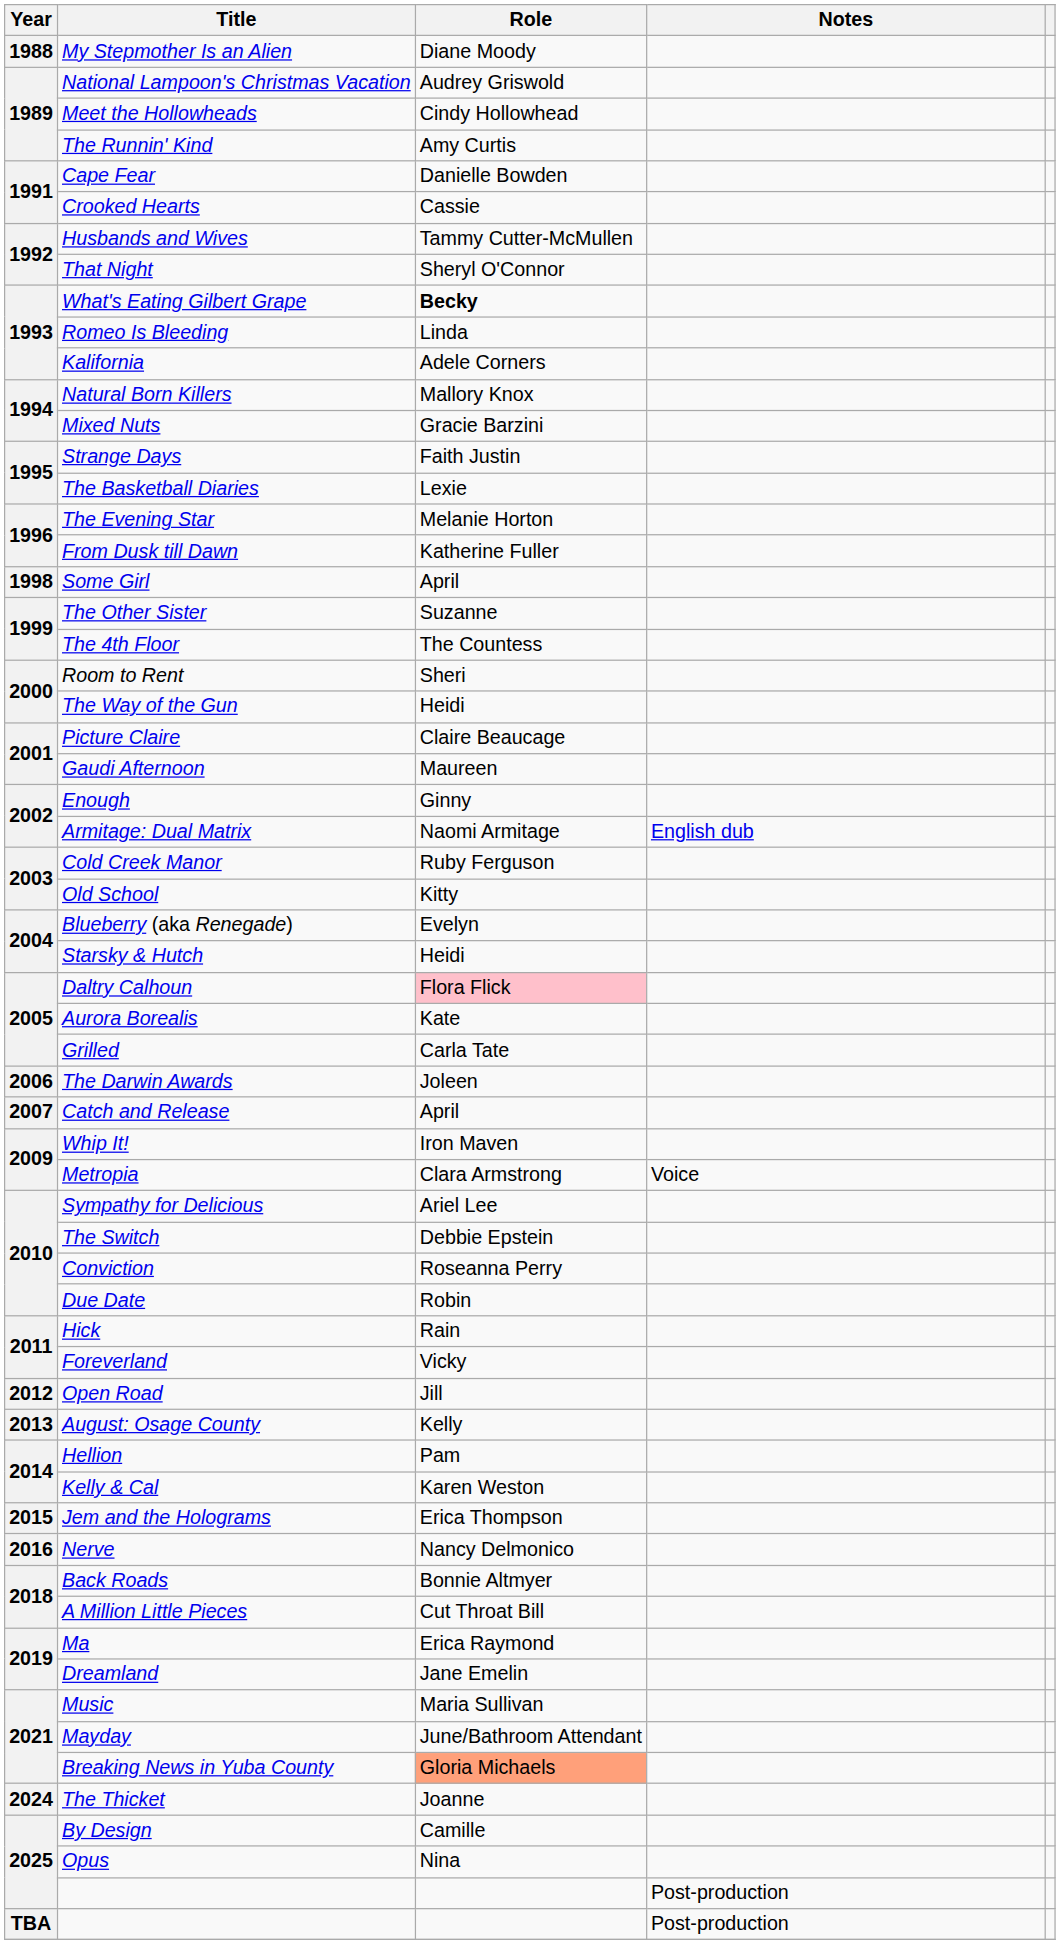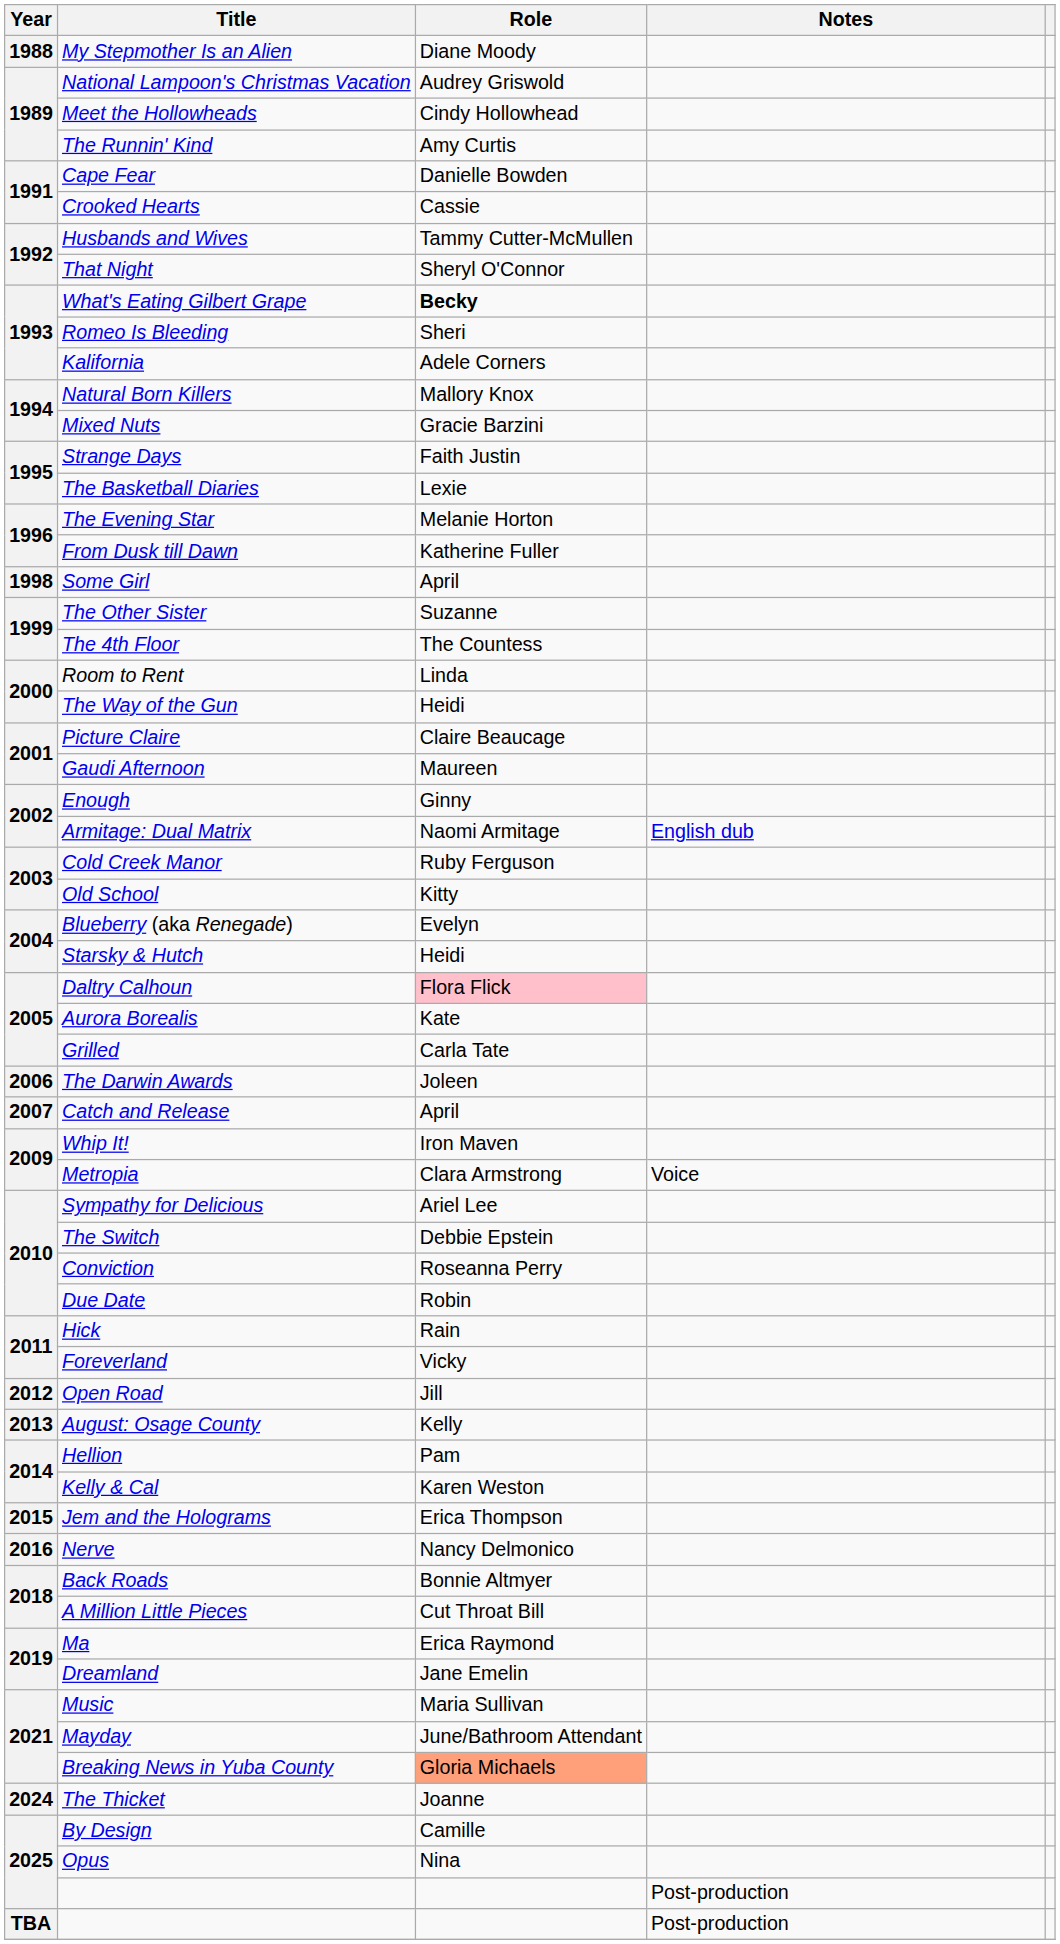(444, 332) Linda -> (443, 332) Sheri
(443, 675) Sheri -> (444, 675) Linda
